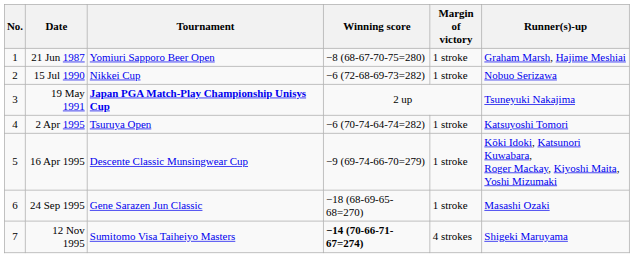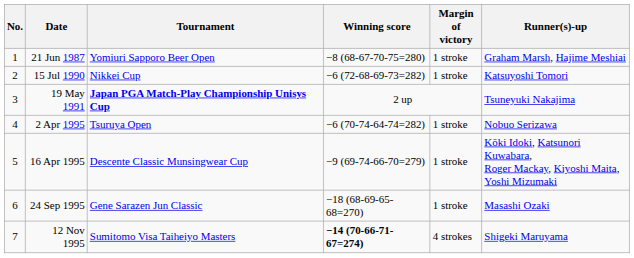(521, 75) Nobuo Serizawa -> (526, 75) Katsuyoshi Tomori
(526, 124) Katsuyoshi Tomori -> (521, 124) Nobuo Serizawa
